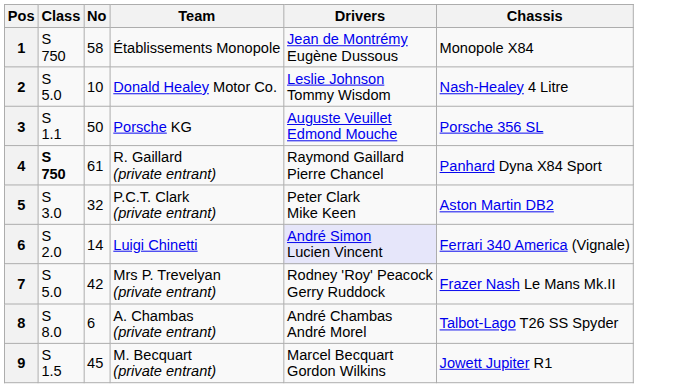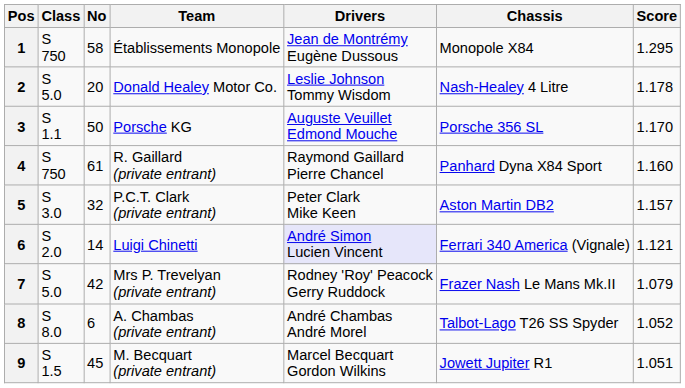+ column: (657, 16)
(95, 87) 10 -> (95, 87) 20
(54, 166) bold -> (54, 166) normal
